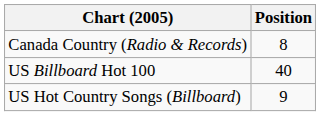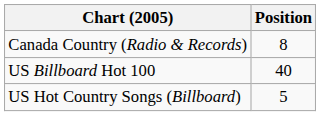(283, 96) 9 -> (283, 96) 5
